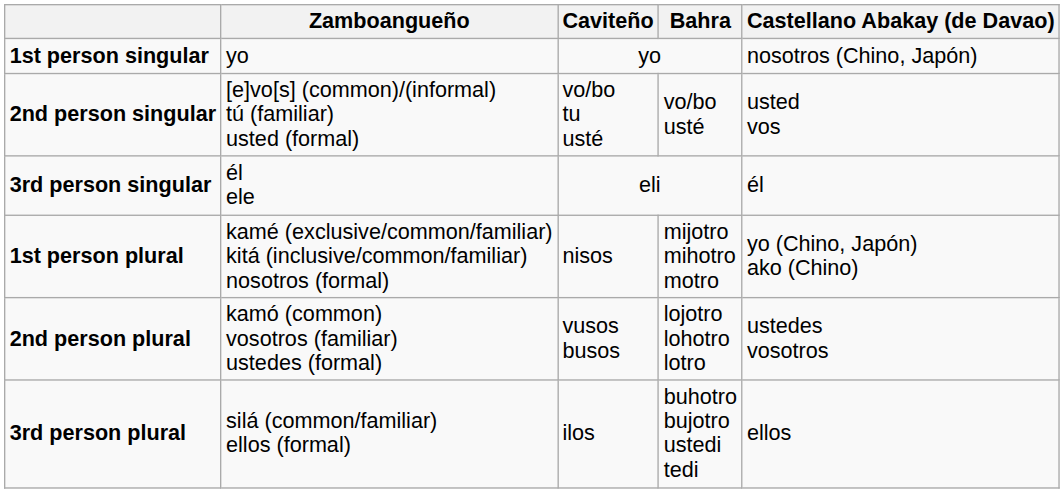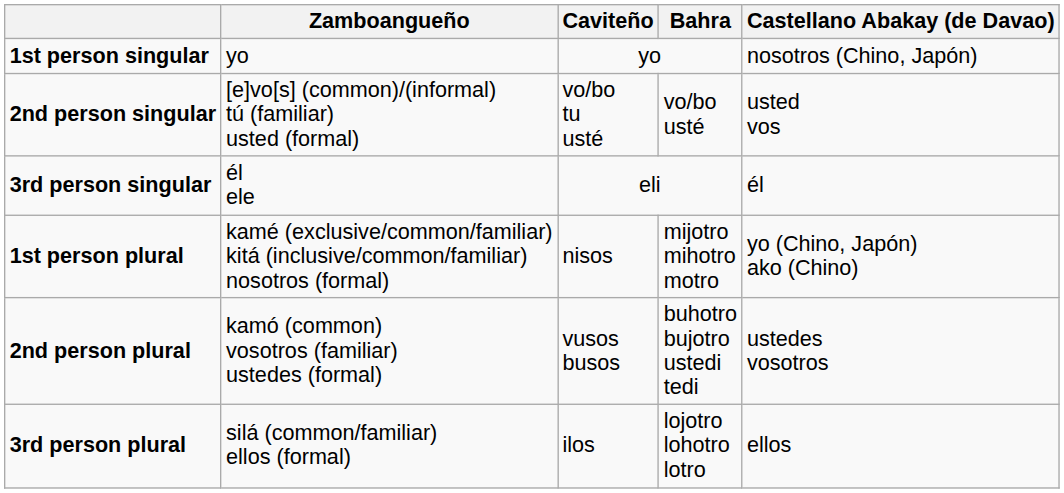(697, 338) lojotro lohotro lotro -> (700, 350) buhotro bujotro ustedi tedi
(700, 433) buhotro bujotro ustedi tedi -> (697, 445) lojotro lohotro lotro
